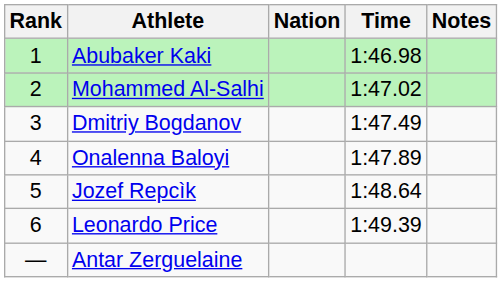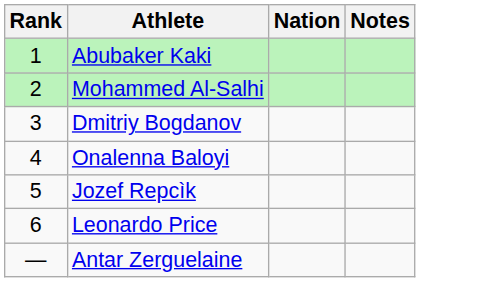- column: (386, 21)
